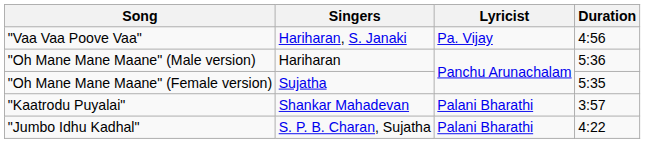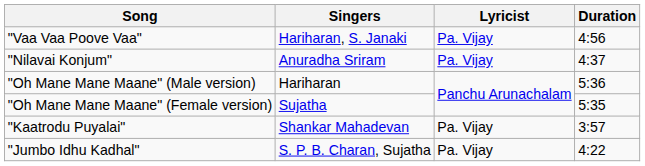+ row: (60, 61)
(485, 105) Palani Bharathi -> (465, 128) Pa. Vijay
(485, 128) Palani Bharathi -> (465, 150) Pa. Vijay
